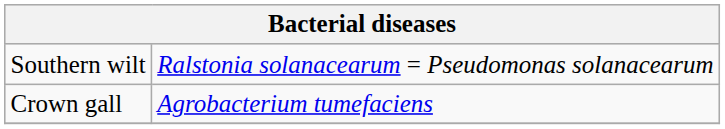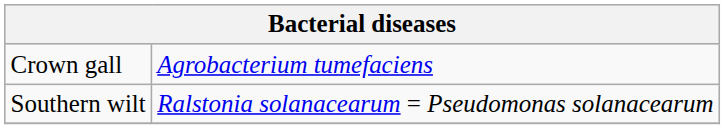rows swapped: (66, 103) <-> (78, 63)
